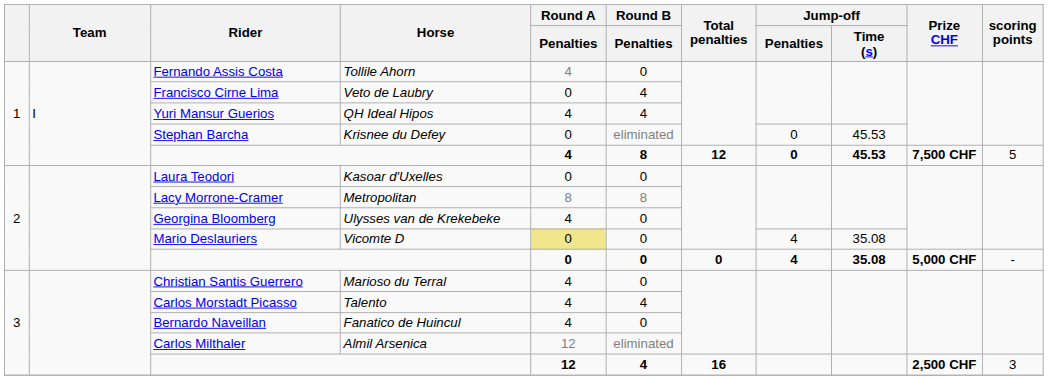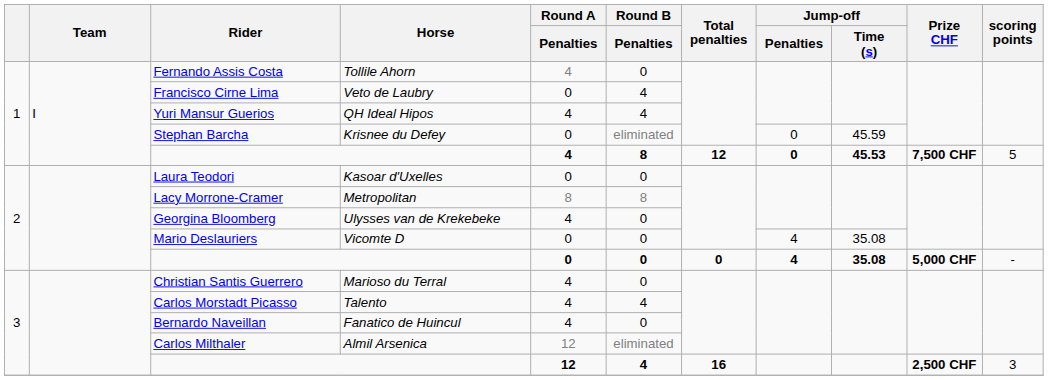(869, 135) 45.53 -> (869, 135) 45.59
(568, 239) khaki background -> (568, 239) no background
